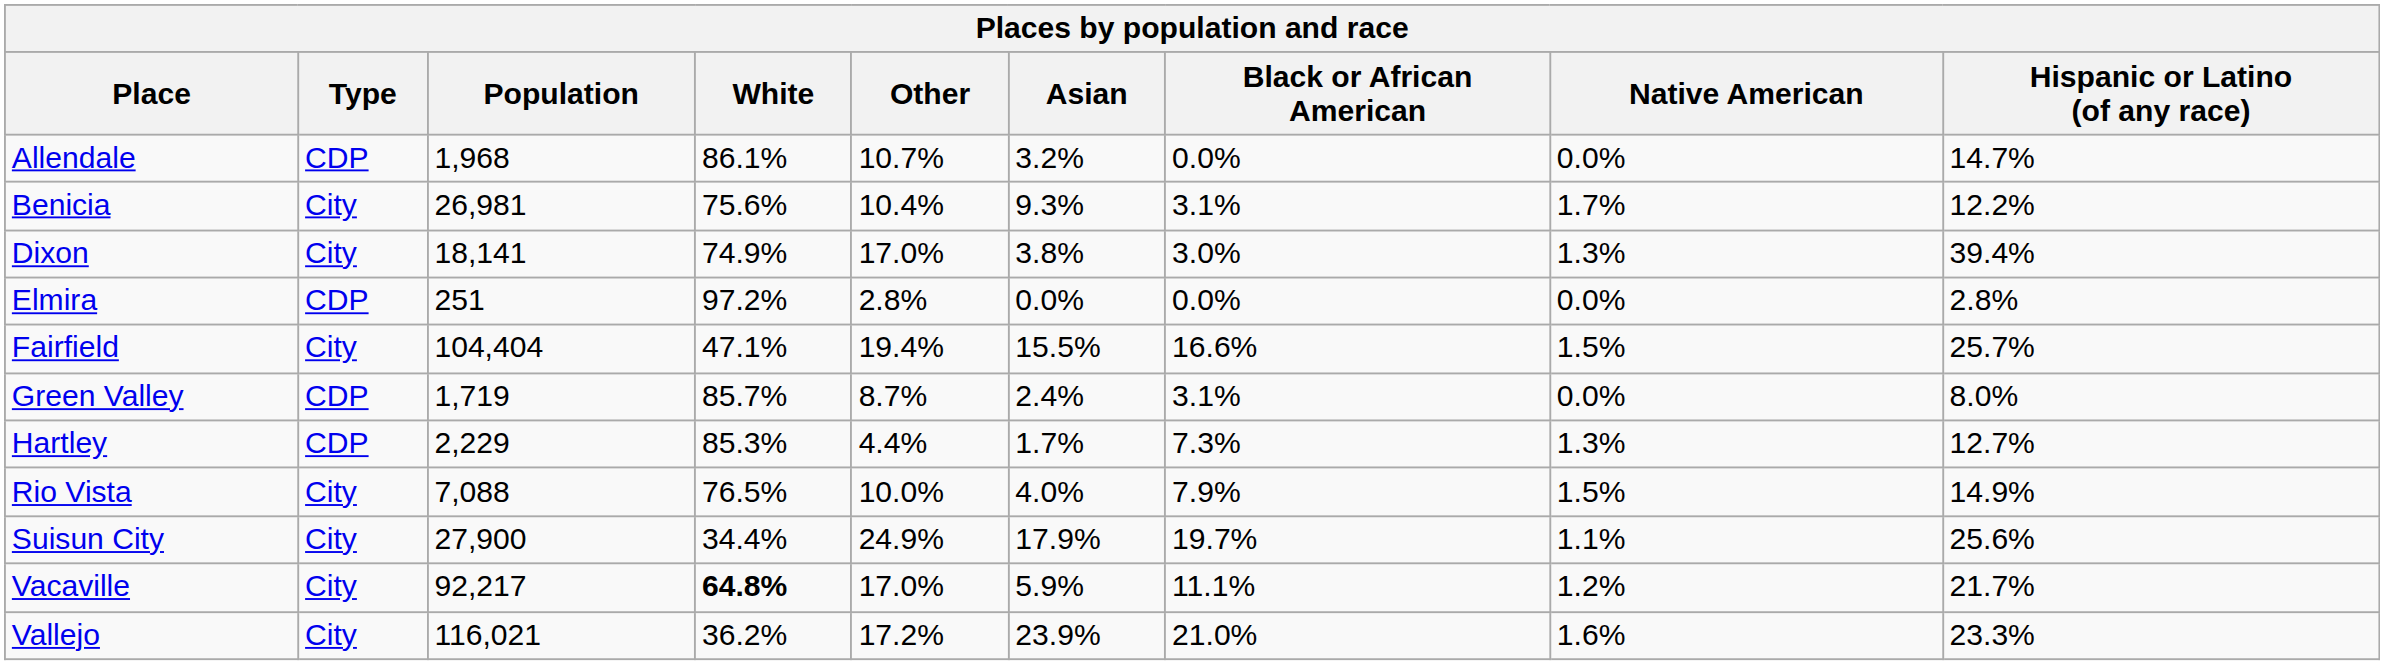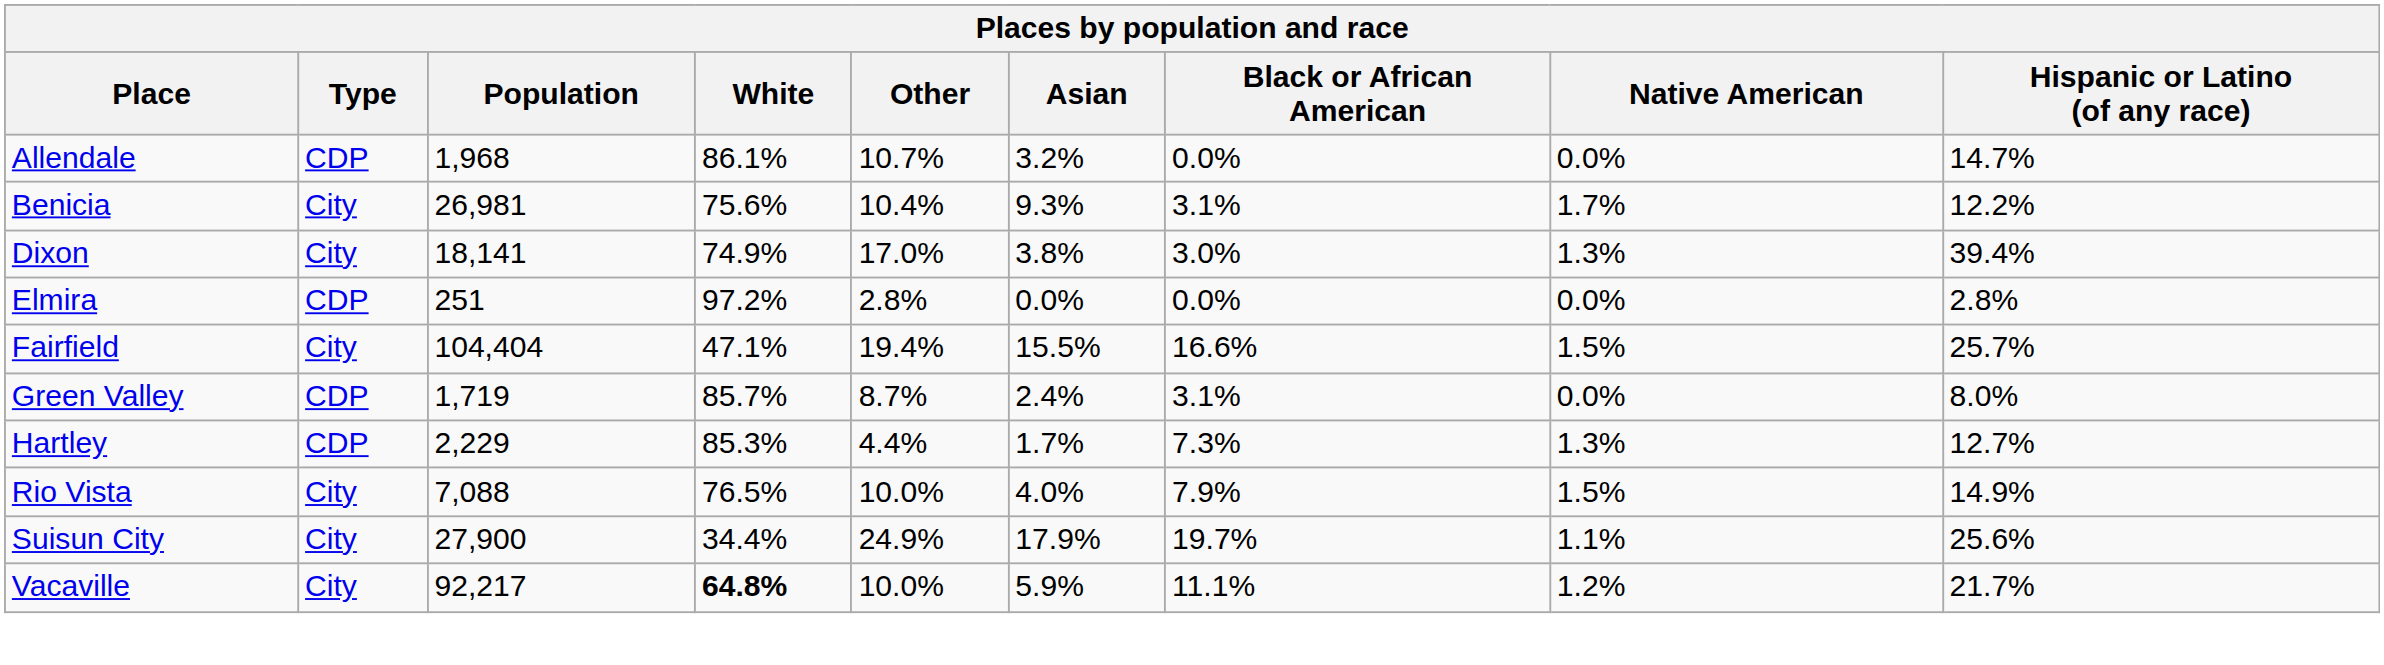(901, 586) 17.0% -> (901, 586) 10.0%
- row: (56, 634)
